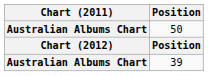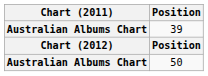rows swapped: (176, 62) <-> (176, 29)
